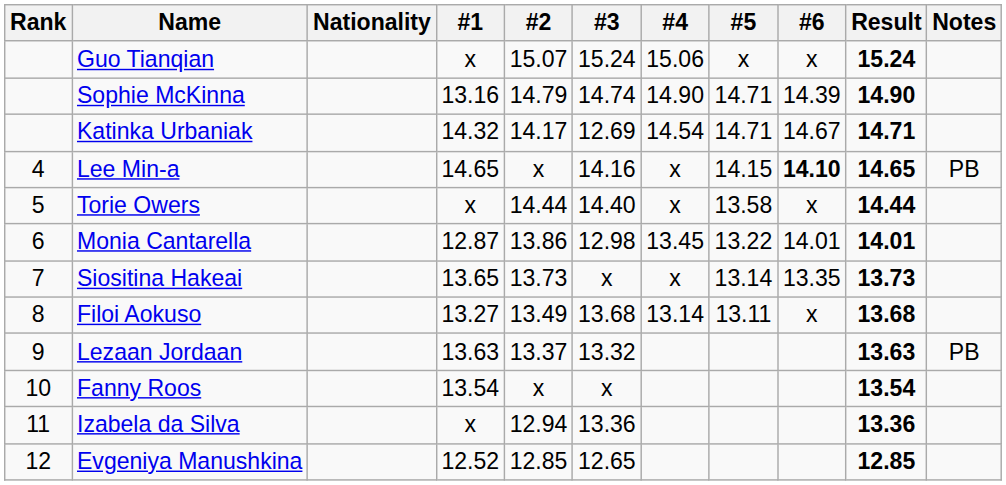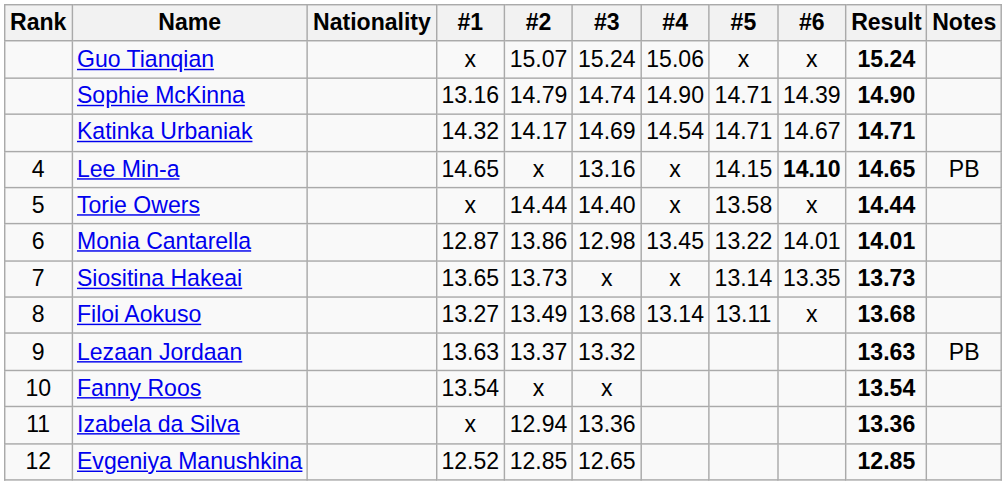(607, 132) 12.69 -> (607, 132) 14.69
(607, 168) 14.16 -> (607, 168) 13.16
